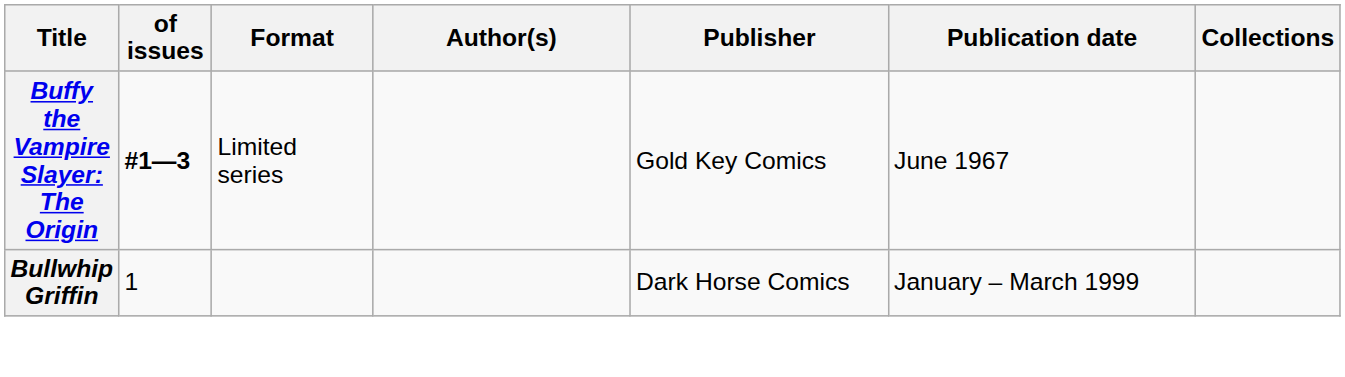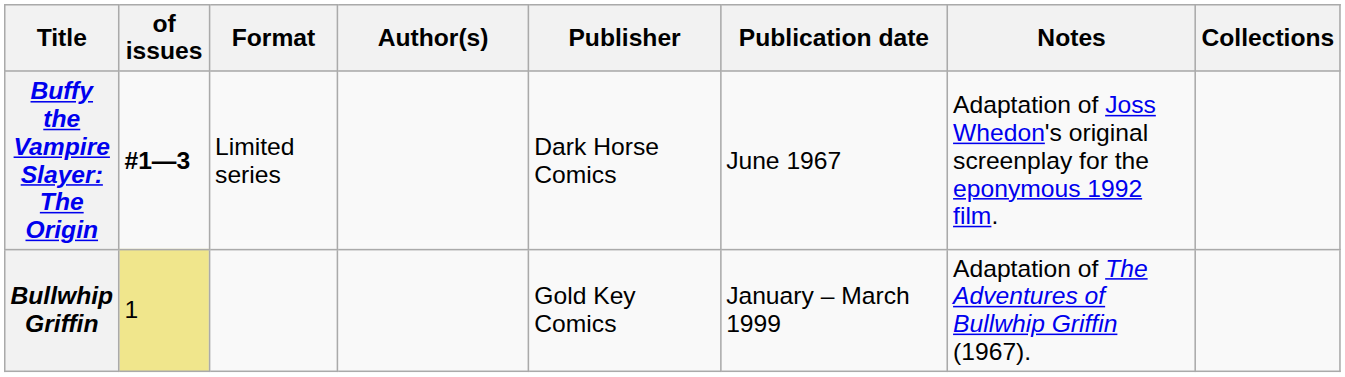+ column: (1072, 37)
(731, 160) Gold Key Comics -> (597, 160) Dark Horse Comics
(131, 282) no background -> (131, 310) khaki background
(743, 282) Dark Horse Comics -> (585, 310) Gold Key Comics
